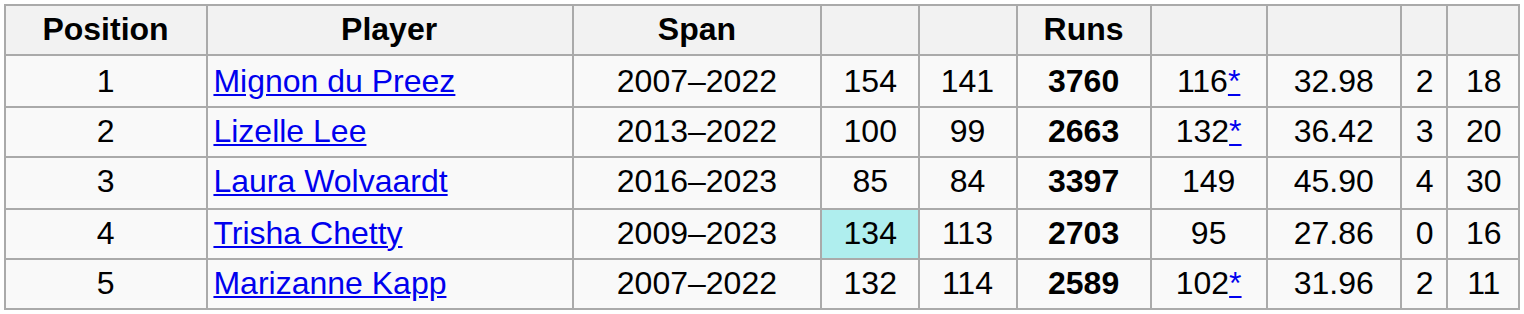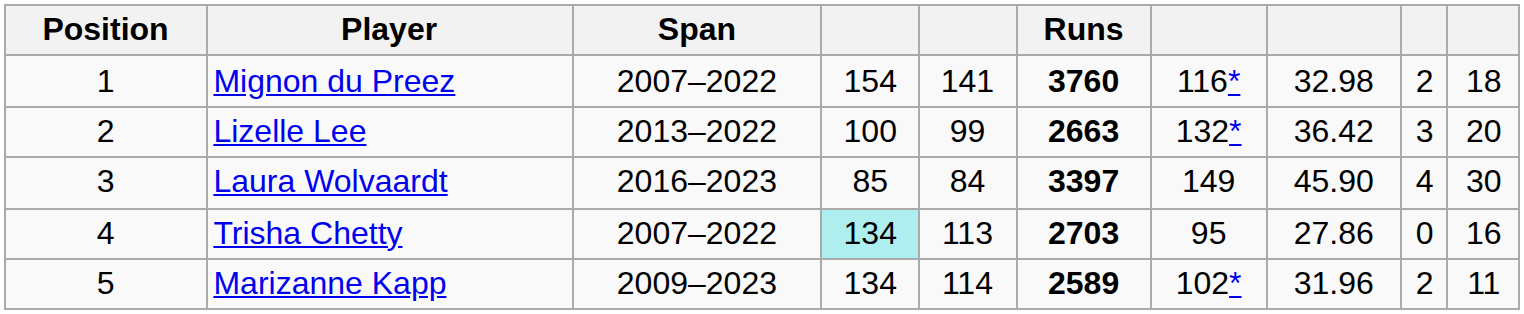(697, 232) 2009–2023 -> (697, 232) 2007–2022
(697, 283) 2007–2022 -> (697, 283) 2009–2023
(870, 283) 132 -> (870, 283) 134
